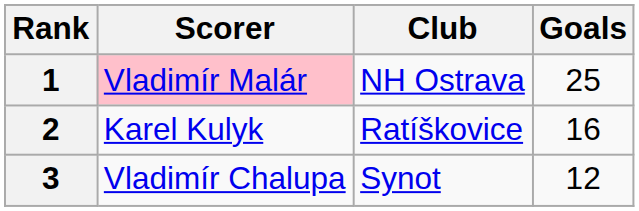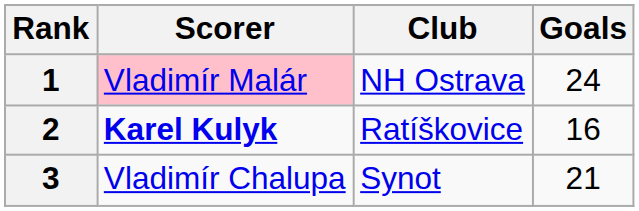(583, 79) 25 -> (583, 79) 24
(184, 129) normal -> (191, 129) bold
(583, 179) 12 -> (583, 179) 21
